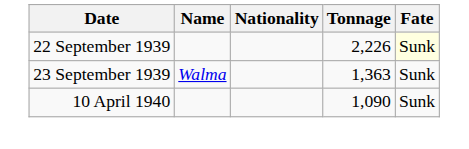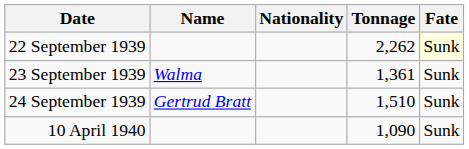(371, 46) 2,226 -> (396, 46) 2,262
(371, 74) 1,363 -> (396, 74) 1,361
+ row: (77, 102)
